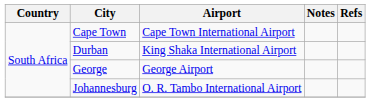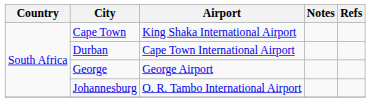(218, 32) Cape Town International Airport -> (219, 32) King Shaka International Airport
(219, 50) King Shaka International Airport -> (218, 50) Cape Town International Airport
